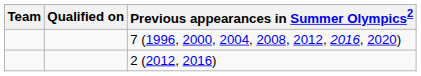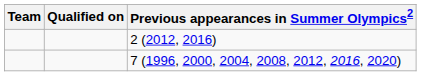rows swapped: (173, 60) <-> (266, 39)
